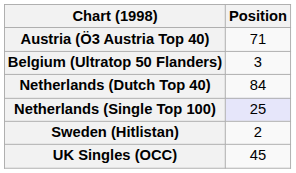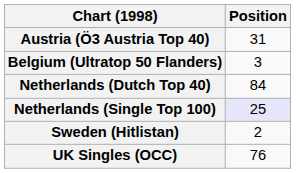(258, 39) 71 -> (258, 39) 31
(258, 156) 45 -> (258, 156) 76
